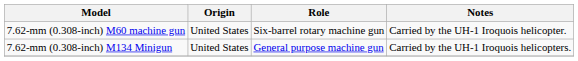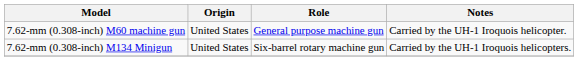(319, 30) Six-barrel rotary machine gun -> (319, 30) General purpose machine gun
(319, 47) General purpose machine gun -> (319, 47) Six-barrel rotary machine gun
